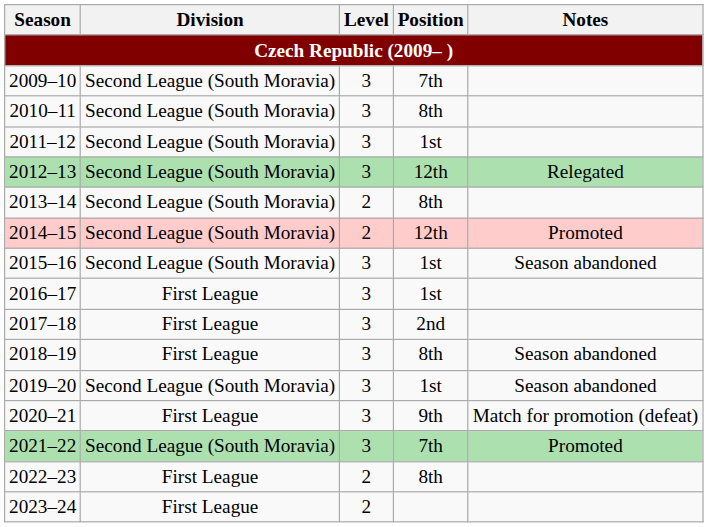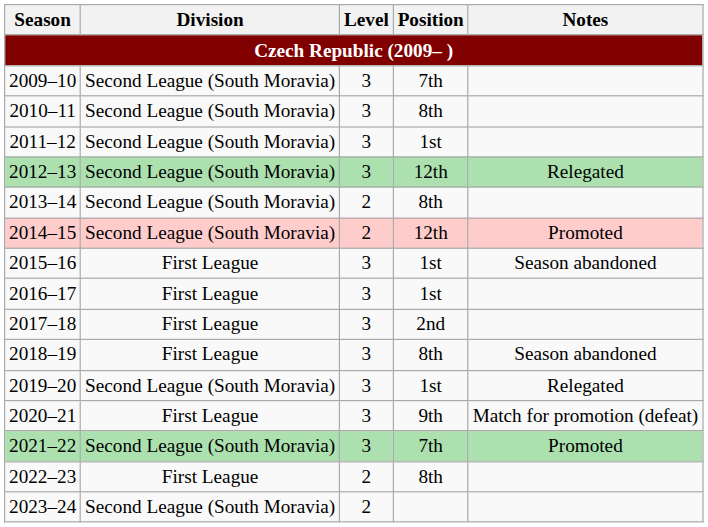(210, 263) Second League (South Moravia) -> (210, 263) First League
(585, 385) Season abandoned -> (585, 385) Relegated
(210, 506) First League -> (210, 506) Second League (South Moravia)
